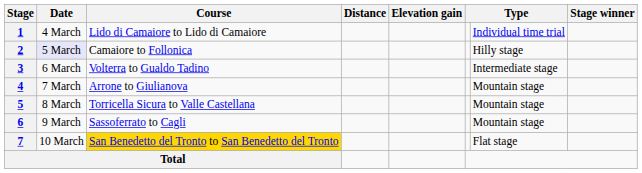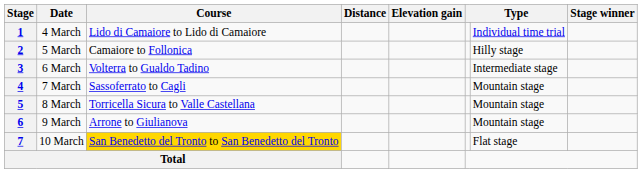(61, 50) lavender background -> (61, 50) no background
(138, 86) Arrone to Giulianova -> (137, 86) Sassoferrato to Cagli
(137, 123) Sassoferrato to Cagli -> (138, 123) Arrone to Giulianova
